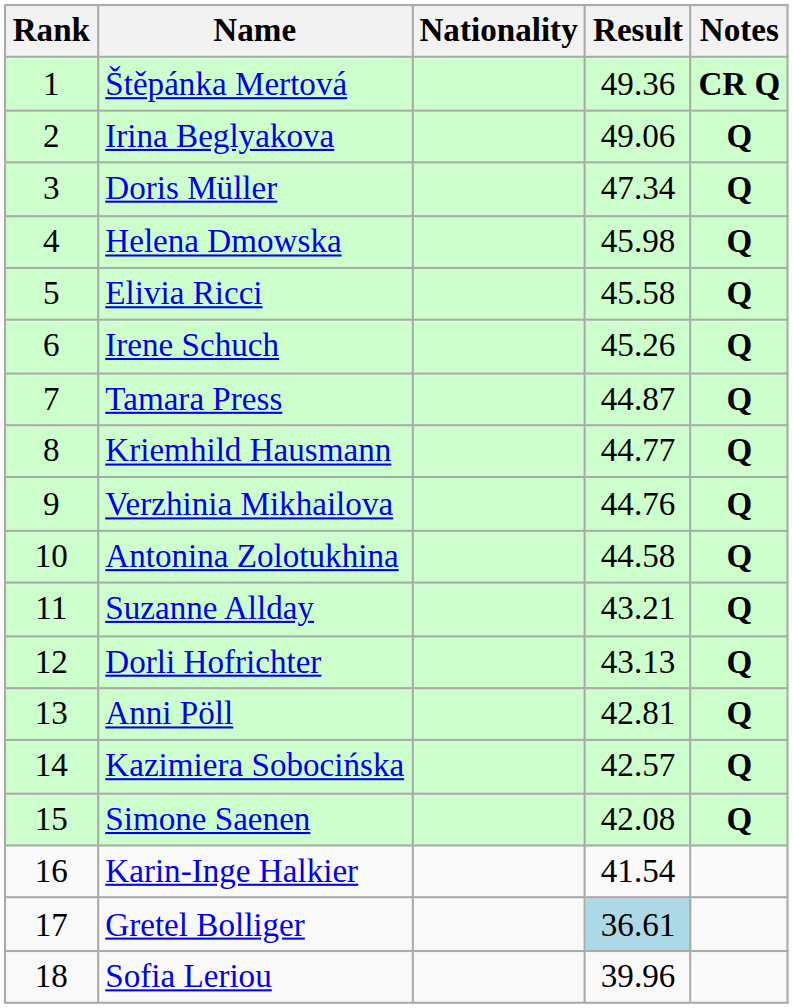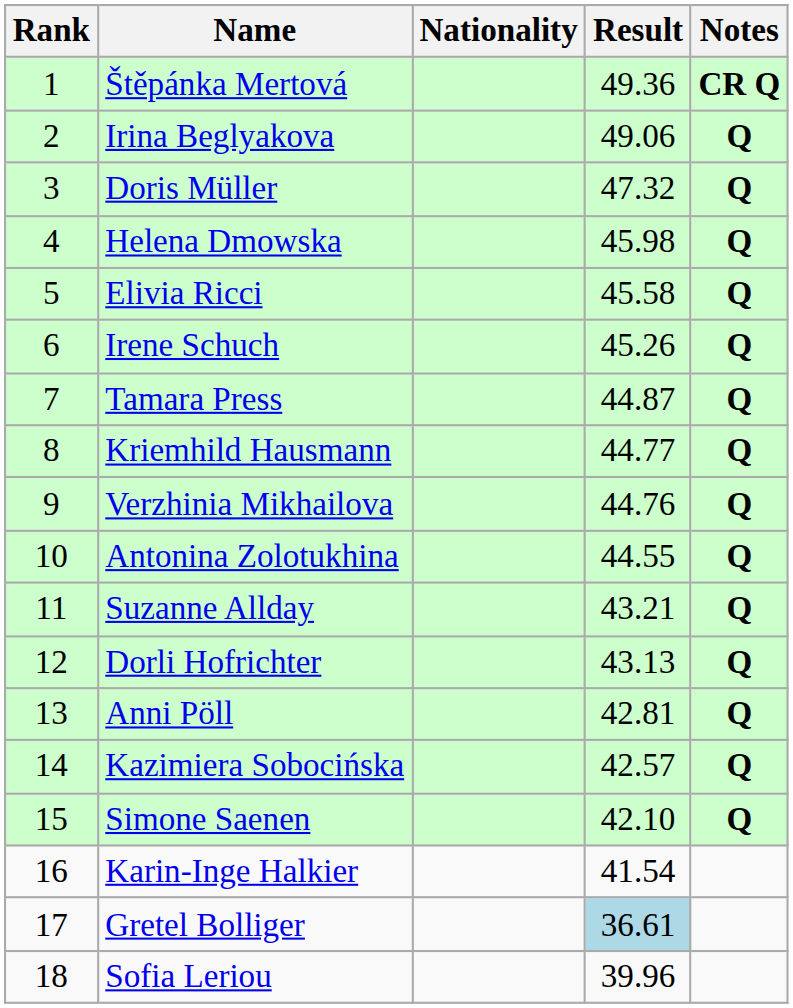(638, 188) 47.34 -> (638, 188) 47.32
(638, 556) 44.58 -> (638, 556) 44.55
(638, 818) 42.08 -> (638, 818) 42.10
